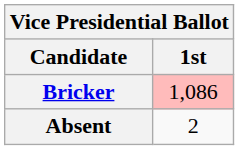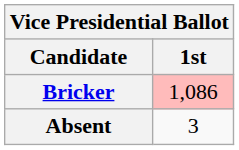(193, 126) 2 -> (193, 126) 3
